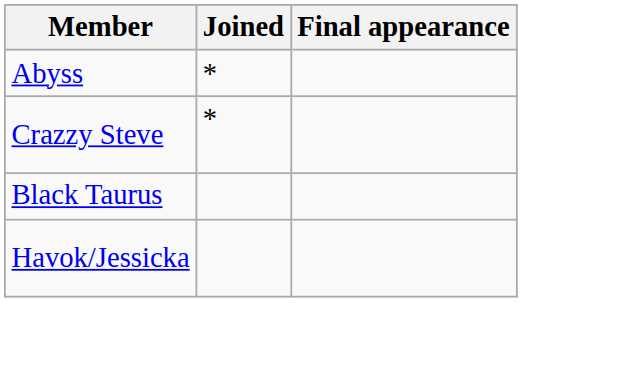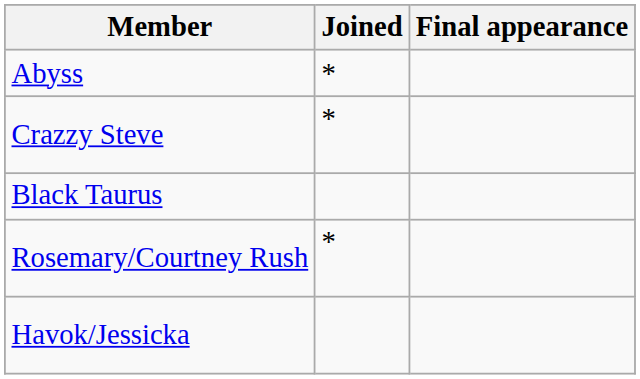+ row: (160, 257)
